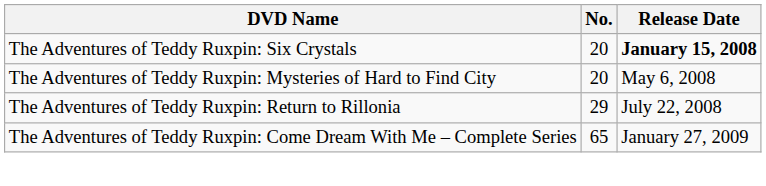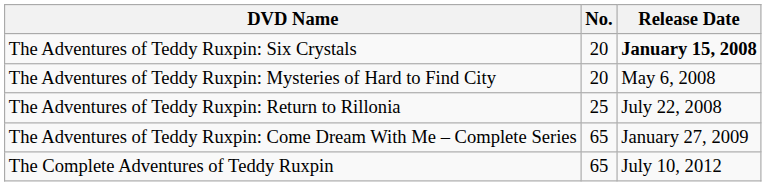(599, 107) 29 -> (599, 107) 25
+ row: (171, 166)
